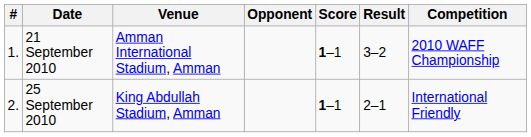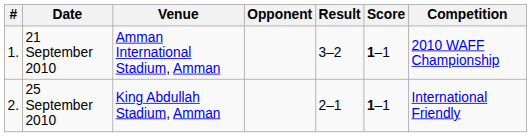columns swapped: (338, 15) <-> (384, 15)
